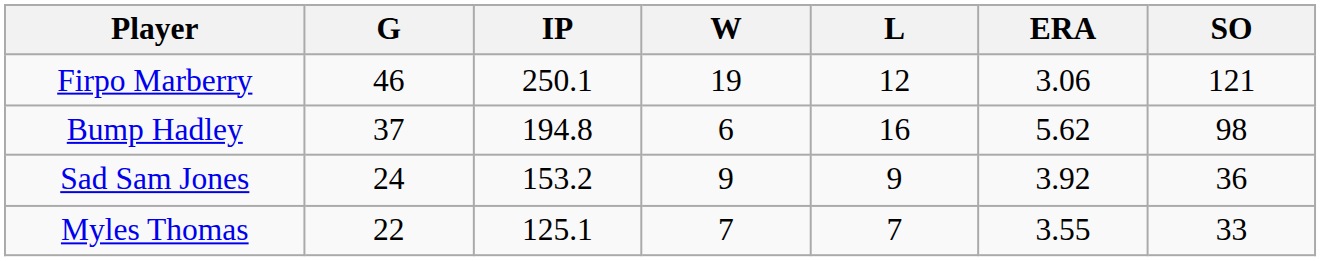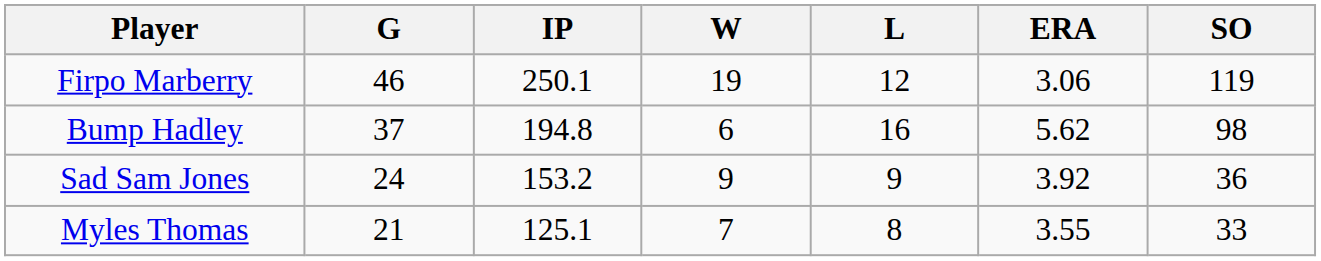(1232, 79) 121 -> (1232, 79) 119
(389, 229) 22 -> (389, 229) 21
(894, 229) 7 -> (894, 229) 8
